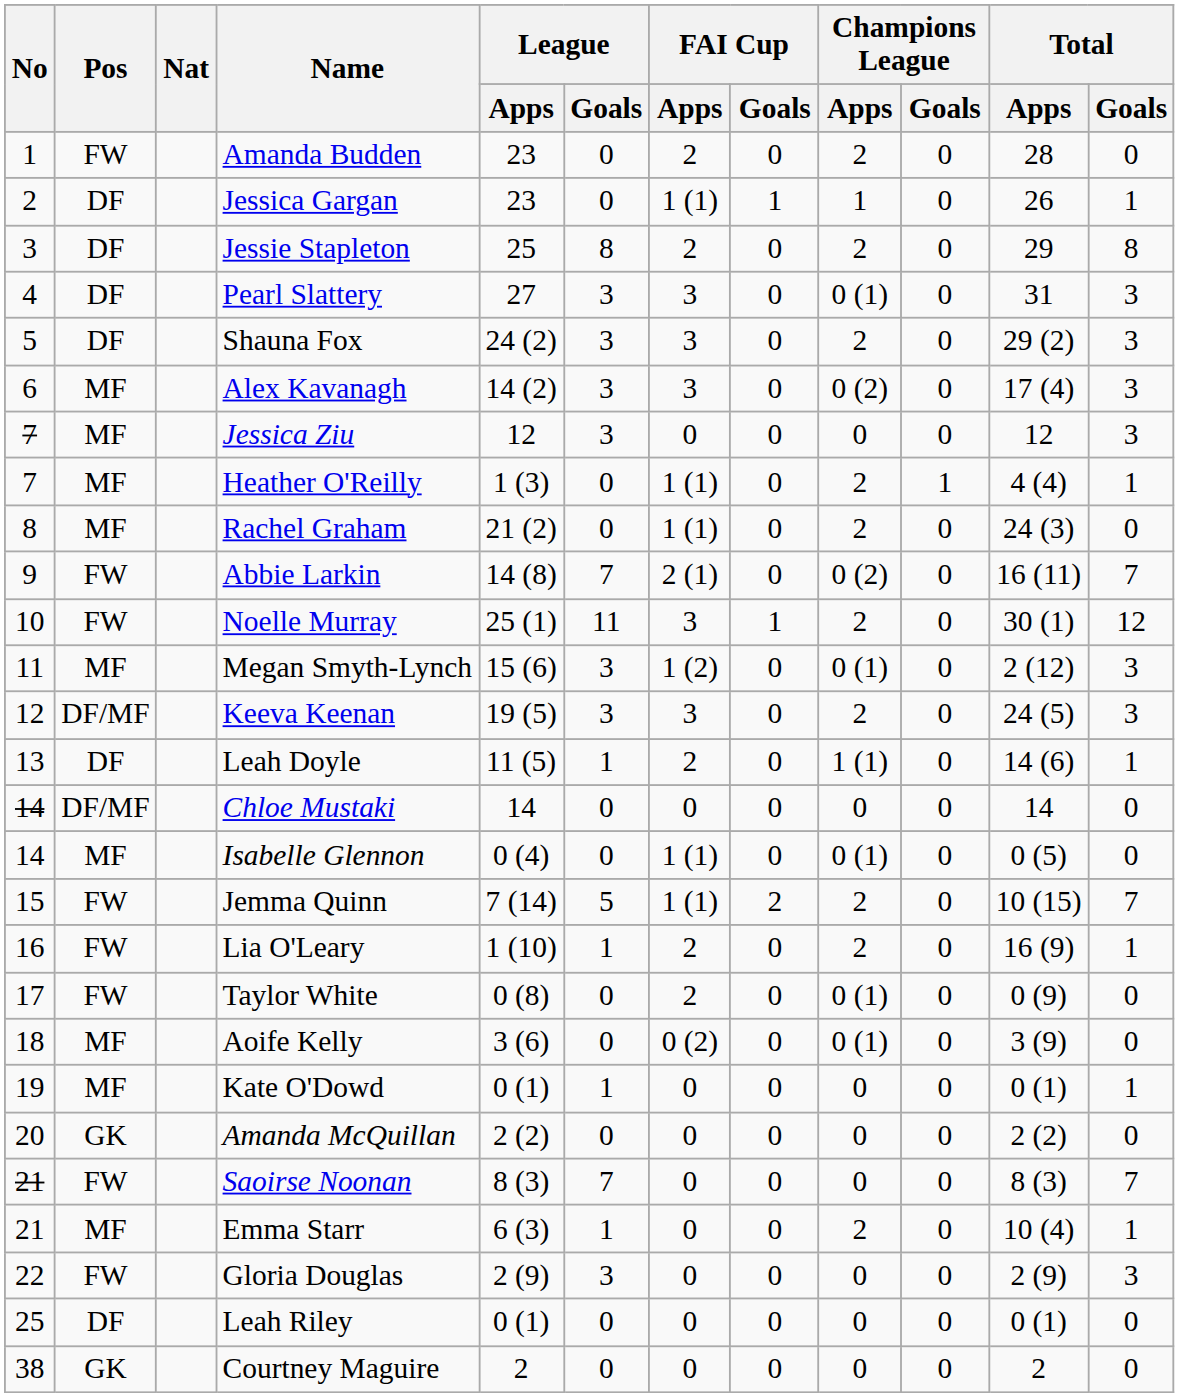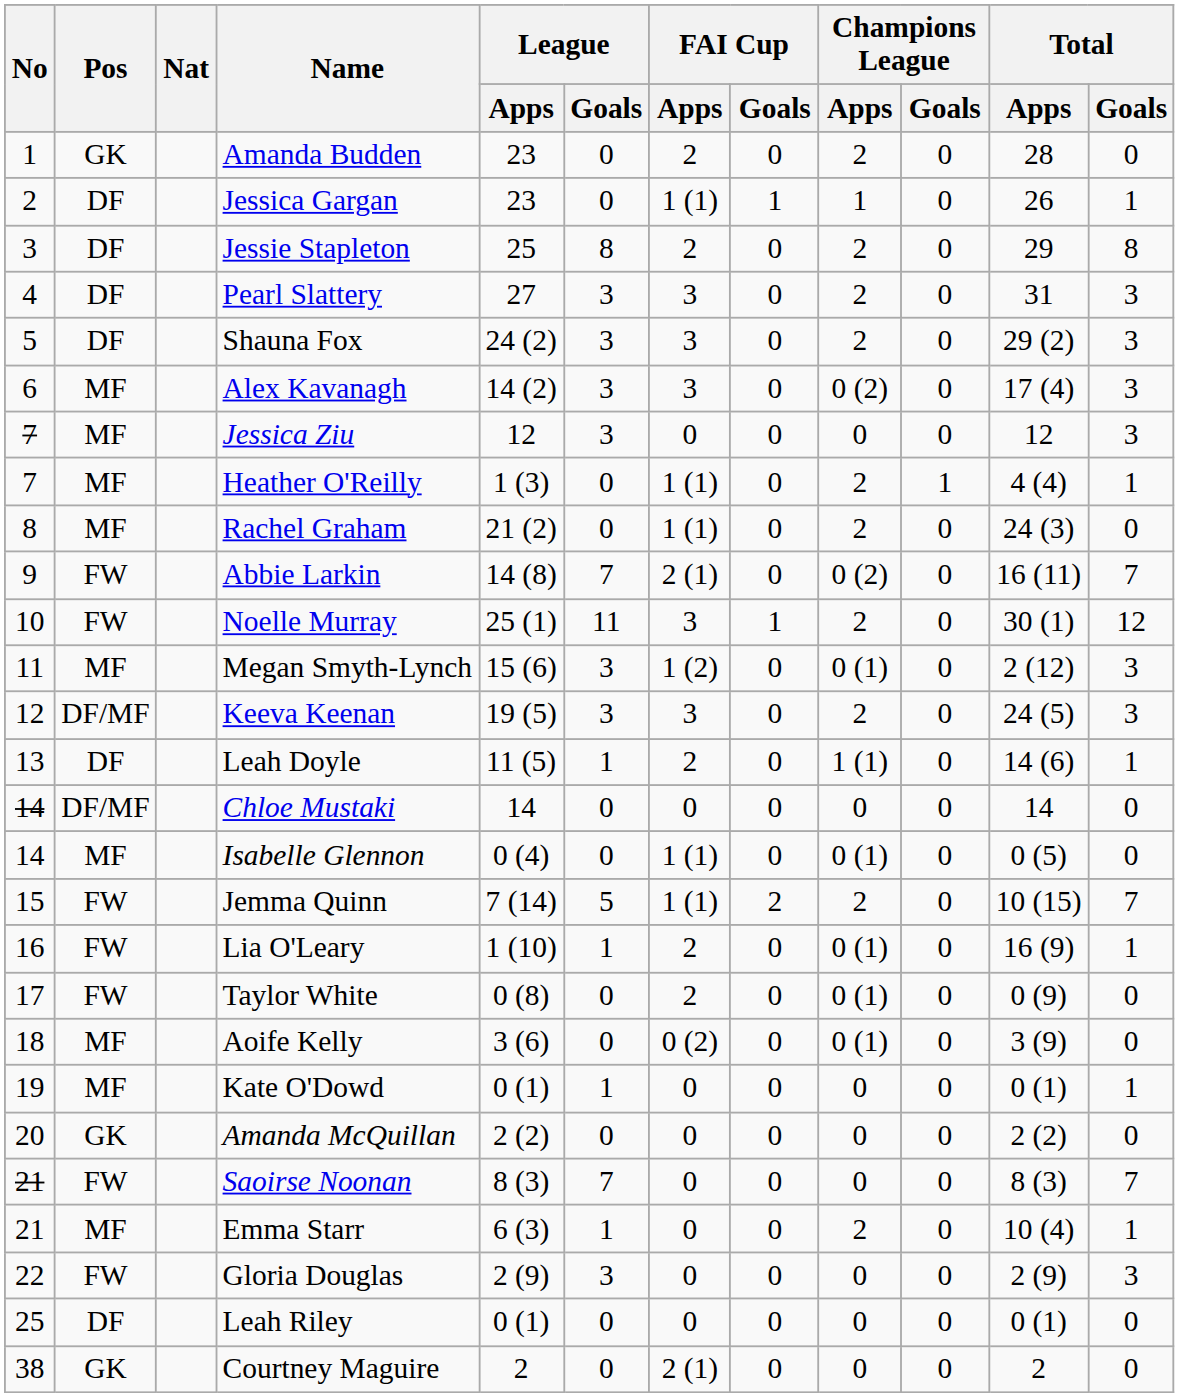(105, 154) FW -> (105, 154) GK
(860, 294) 0 (1) -> (860, 294) 2
(860, 948) 2 -> (860, 948) 0 (1)
(690, 1368) 0 -> (690, 1368) 2 (1)
